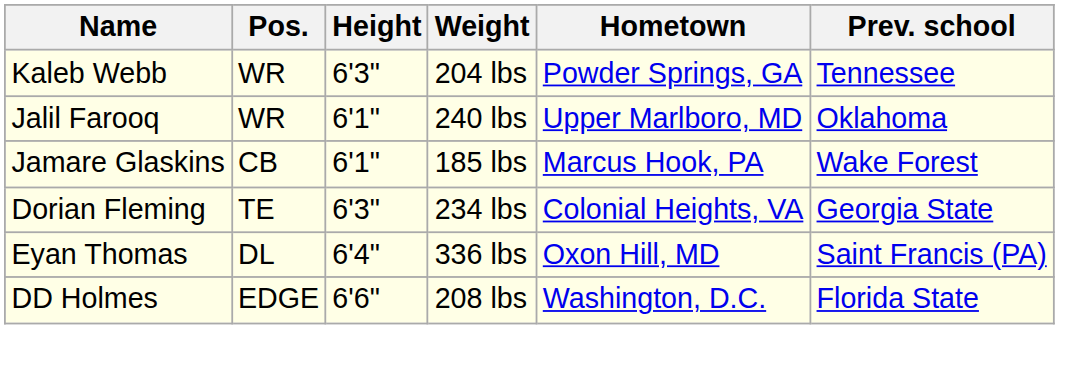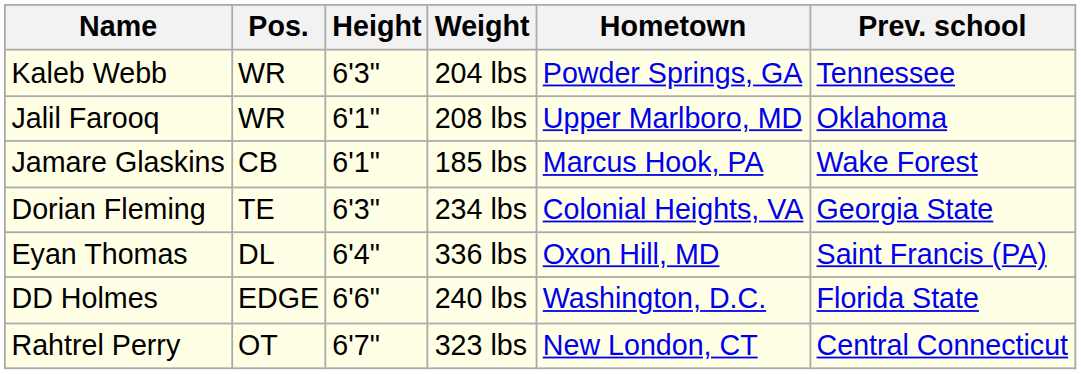(481, 118) 240 lbs -> (481, 118) 208 lbs
(481, 299) 208 lbs -> (481, 299) 240 lbs
+ row: (96, 345)
